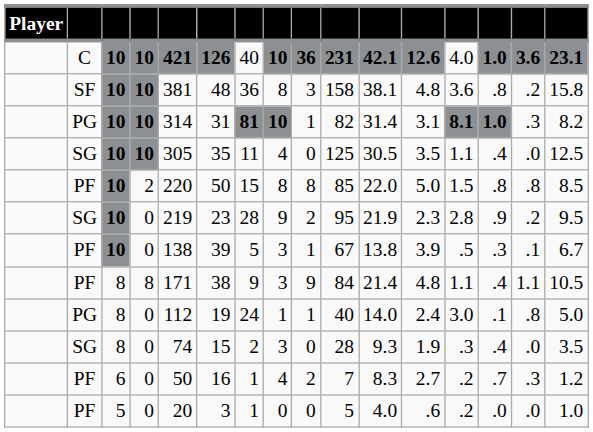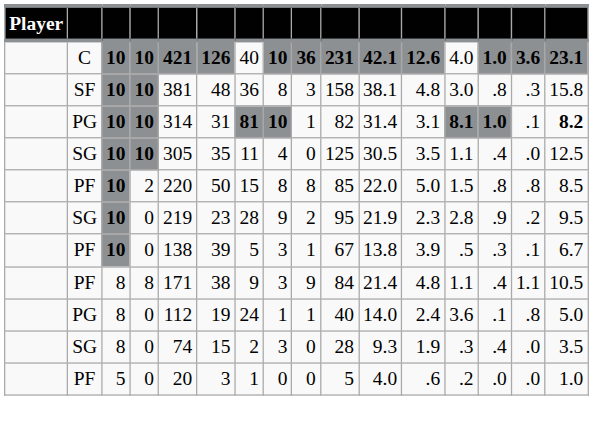(461, 90) 3.6 -> (461, 90) 3.0
(533, 90) .2 -> (533, 90) .3
(533, 122) .3 -> (533, 122) .1
(571, 122) normal -> (571, 122) bold
(461, 314) 3.0 -> (461, 314) 3.6
- row: (85, 378)
